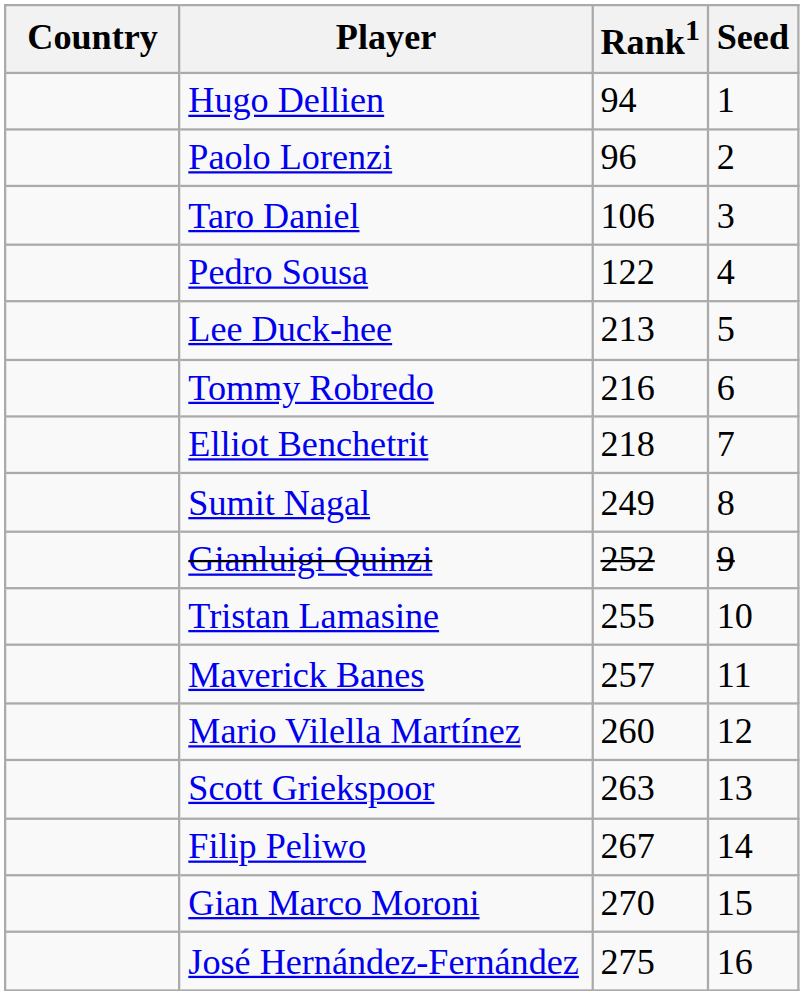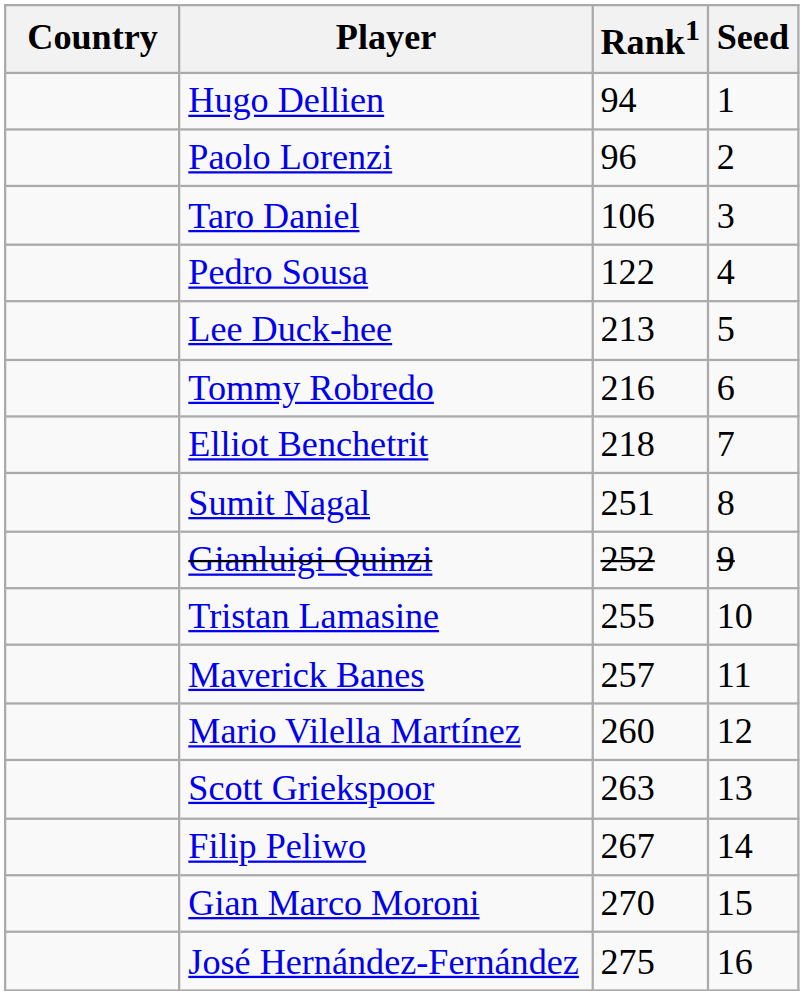(628, 501) 249 -> (628, 501) 251
